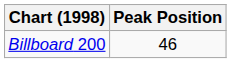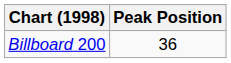(168, 44) 46 -> (168, 44) 36
